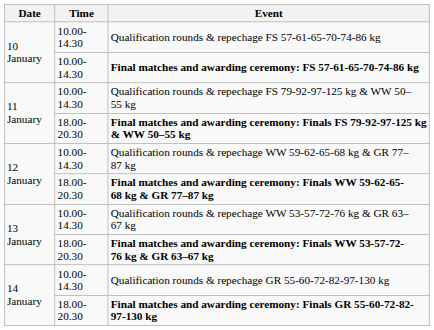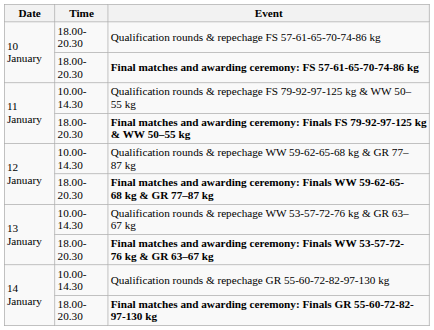(72, 37) 10.00-14.30 -> (72, 37) 18.00-20.30
(72, 67) 10.00-14.30 -> (72, 67) 18.00-20.30
